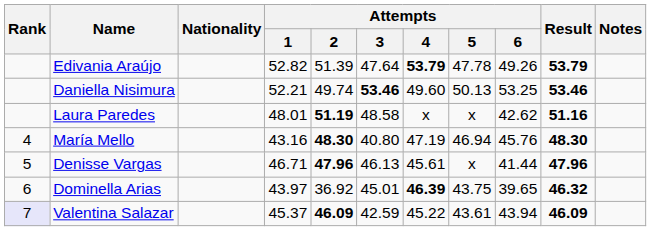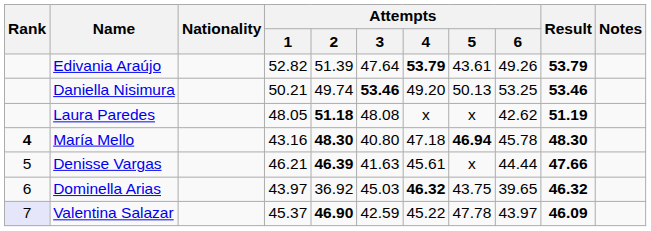(472, 66) 47.78 -> (472, 66) 43.61
(288, 90) 52.21 -> (288, 90) 50.21
(426, 90) 49.60 -> (426, 90) 49.20
(288, 115) 48.01 -> (288, 115) 48.05
(334, 115) 51.19 -> (334, 115) 51.18
(380, 115) 48.58 -> (380, 115) 48.08
(568, 115) 51.16 -> (568, 115) 51.19
(27, 139) normal -> (27, 139) bold
(426, 139) 47.19 -> (426, 139) 47.18
(472, 139) normal -> (472, 139) bold
(518, 139) 45.76 -> (518, 139) 45.78
(288, 164) 46.71 -> (288, 164) 46.21
(334, 164) 47.96 -> (334, 164) 46.39
(380, 164) 46.13 -> (380, 164) 41.63
(518, 164) 41.44 -> (518, 164) 44.44
(568, 164) 47.96 -> (568, 164) 47.66
(380, 189) 45.01 -> (380, 189) 45.03
(426, 189) 46.39 -> (426, 189) 46.32
(334, 213) 46.09 -> (334, 213) 46.90
(472, 213) 43.61 -> (472, 213) 47.78
(518, 213) 43.94 -> (518, 213) 43.97
